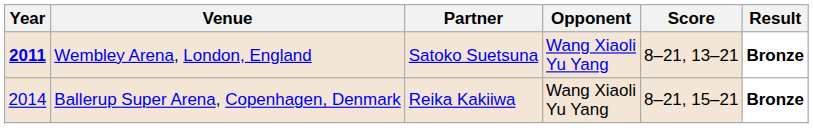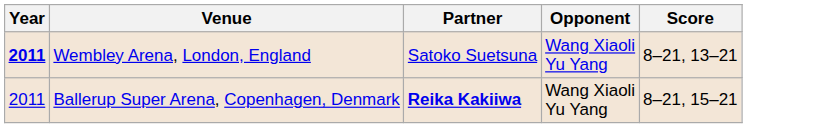- column: (775, 18)
(27, 100) 2014 -> (27, 100) 2011
(462, 100) normal -> (464, 100) bold
